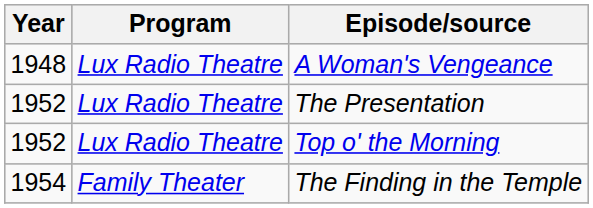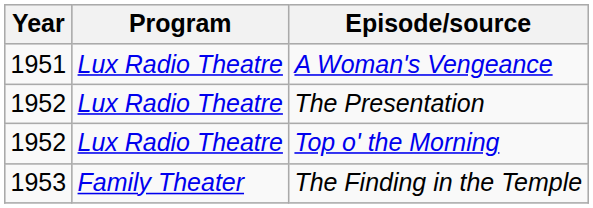(38, 63) 1948 -> (38, 63) 1951
(38, 182) 1954 -> (38, 182) 1953
